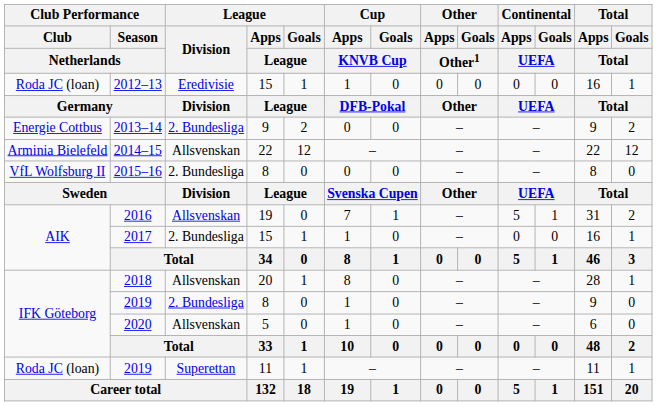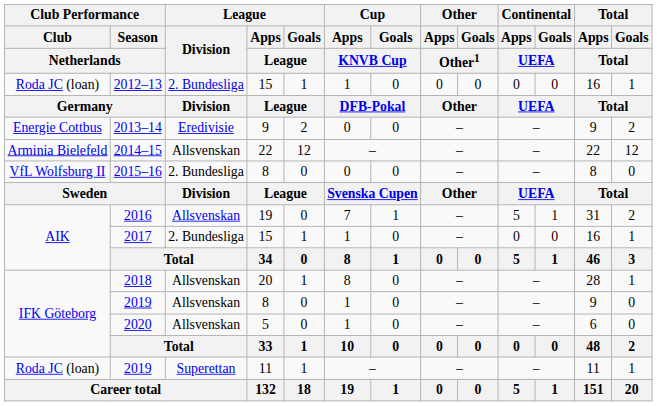(206, 84) Eredivisie -> (206, 84) 2. Bundesliga
(206, 128) 2. Bundesliga -> (206, 128) Eredivisie
(206, 302) 2. Bundesliga -> (206, 302) Allsvenskan
